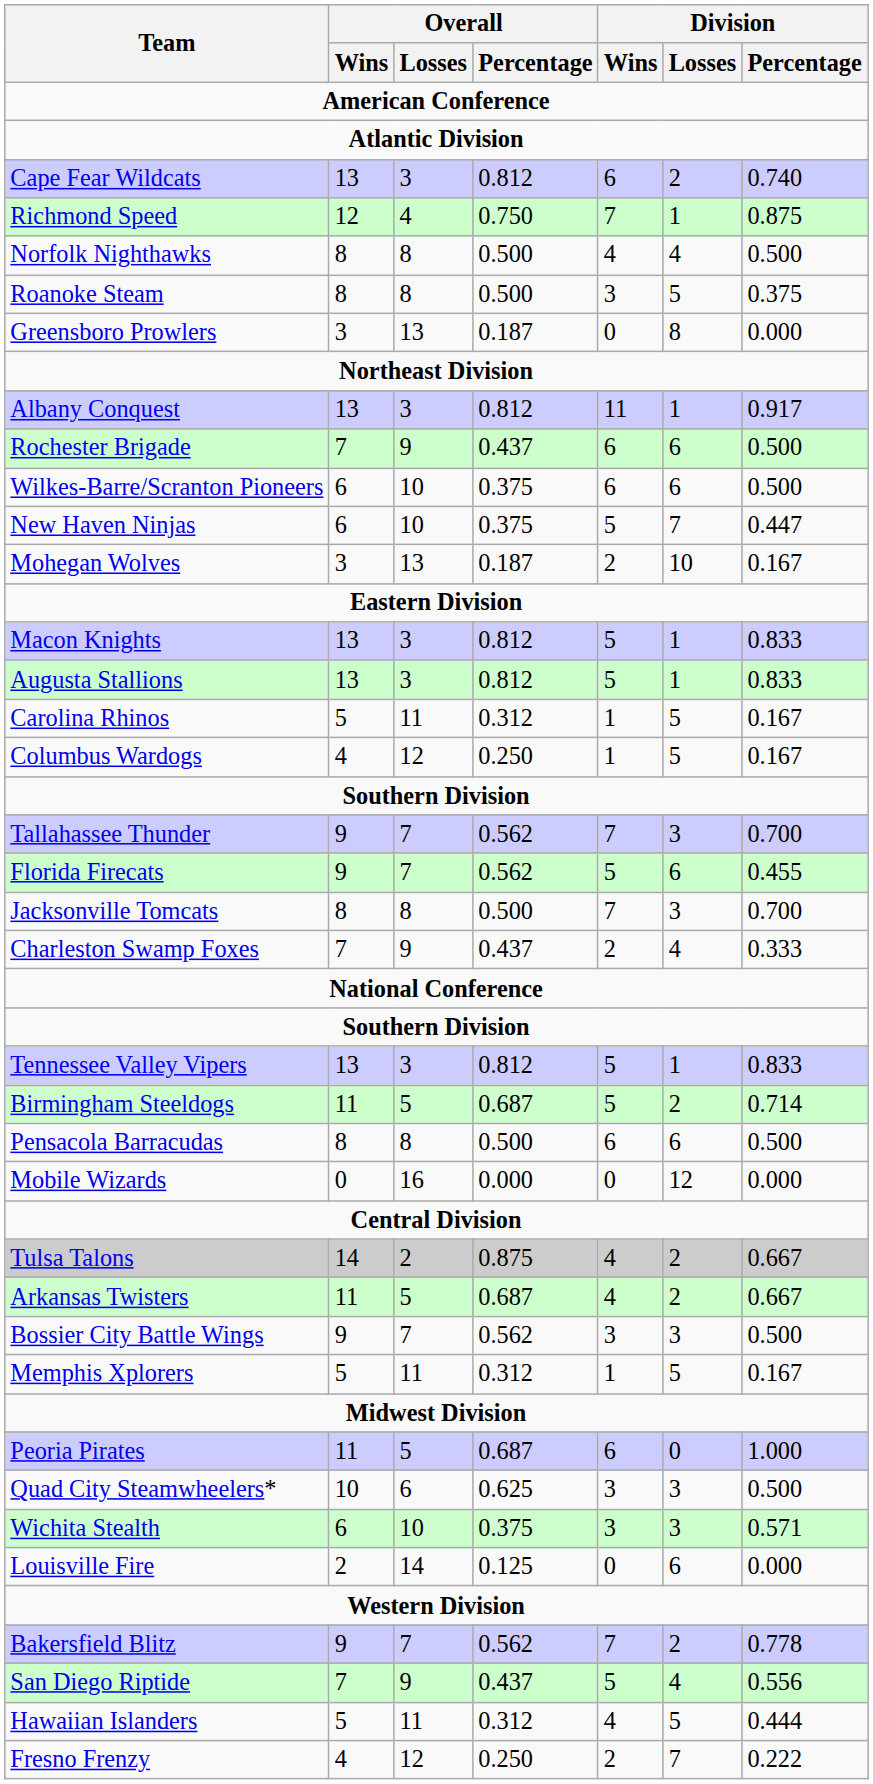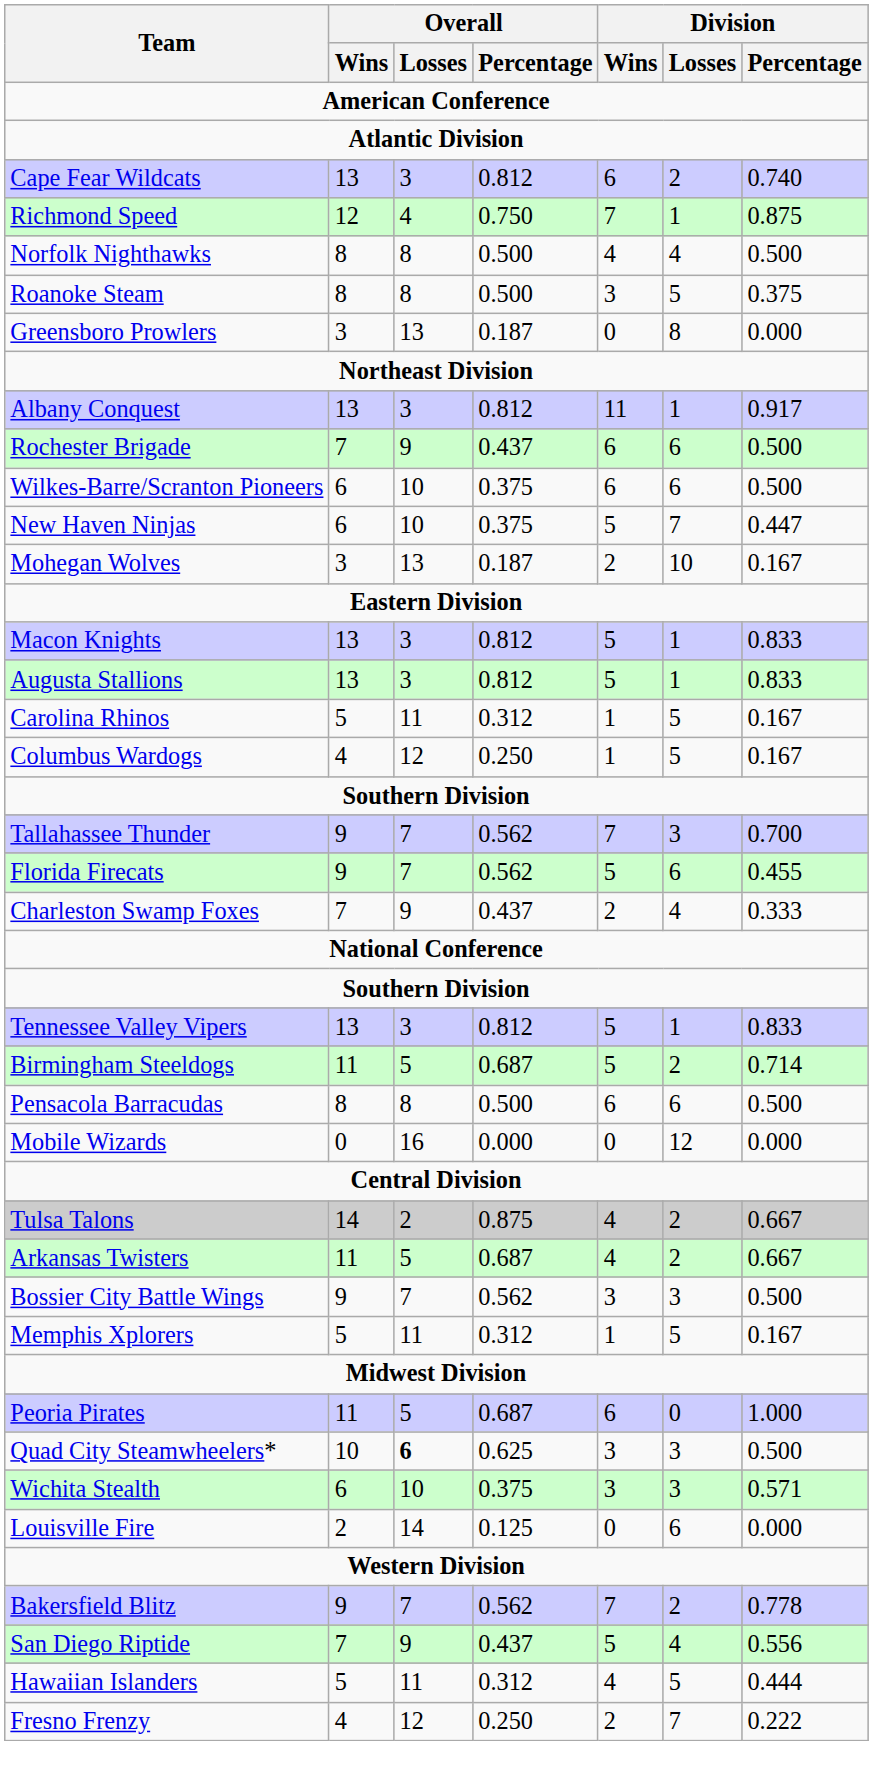- row: (114, 910)
(406, 1489) normal -> (406, 1450) bold
